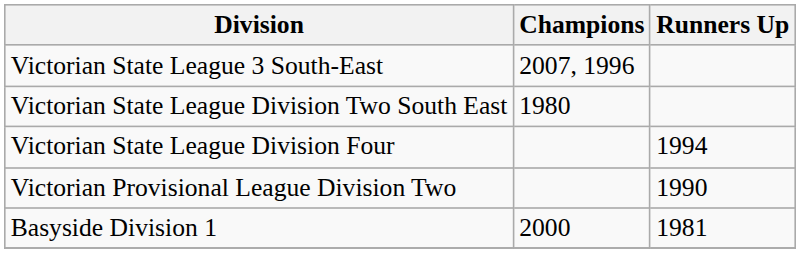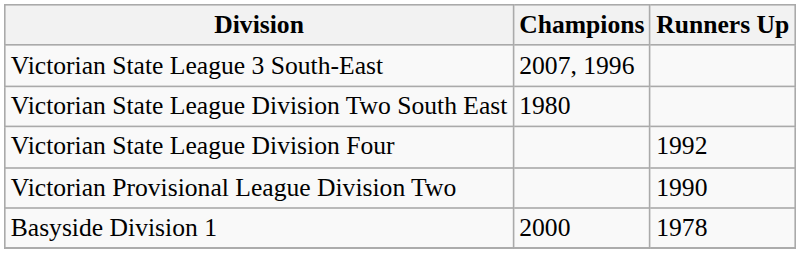(682, 146) 1994 -> (682, 146) 1992
(682, 227) 1981 -> (682, 227) 1978
